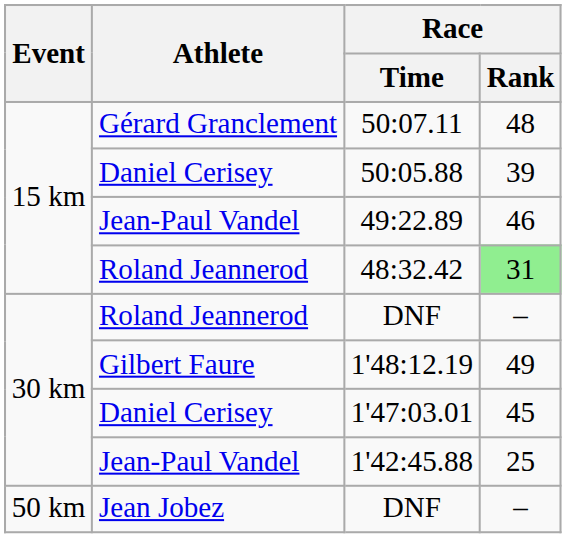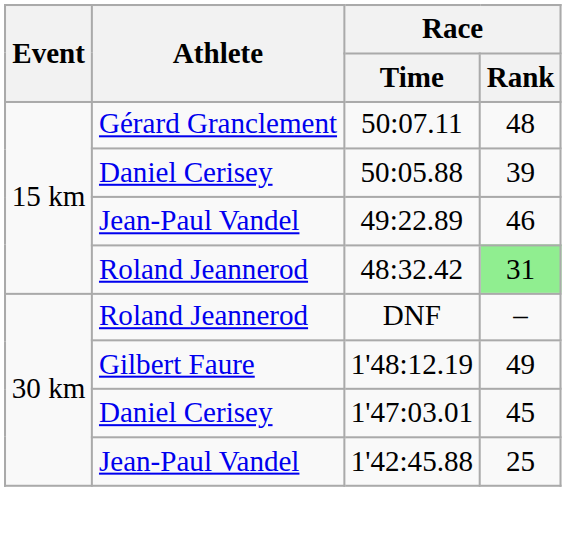- row: (162, 508)
